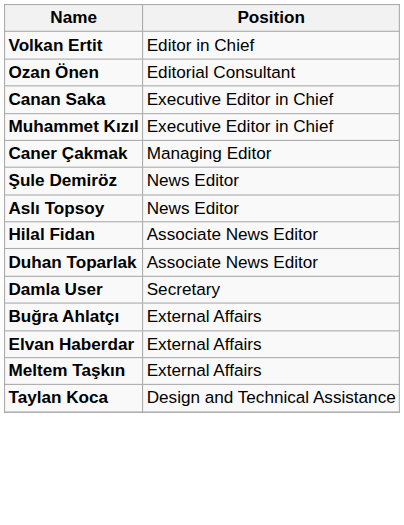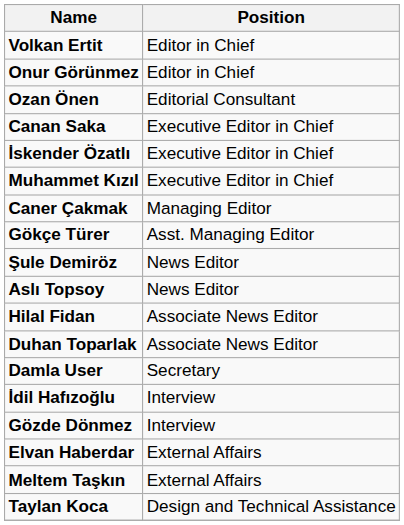+ row: (74, 72)
+ row: (69, 153)
+ row: (59, 235)
+ row: (62, 398)
+ row: (70, 425)
- row: (64, 316)
